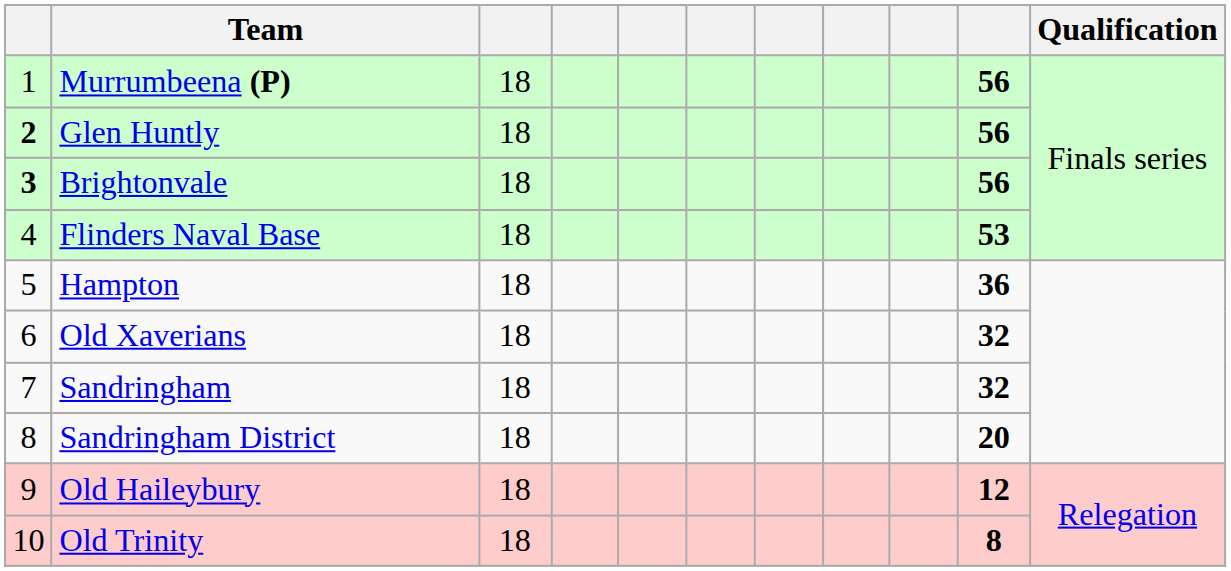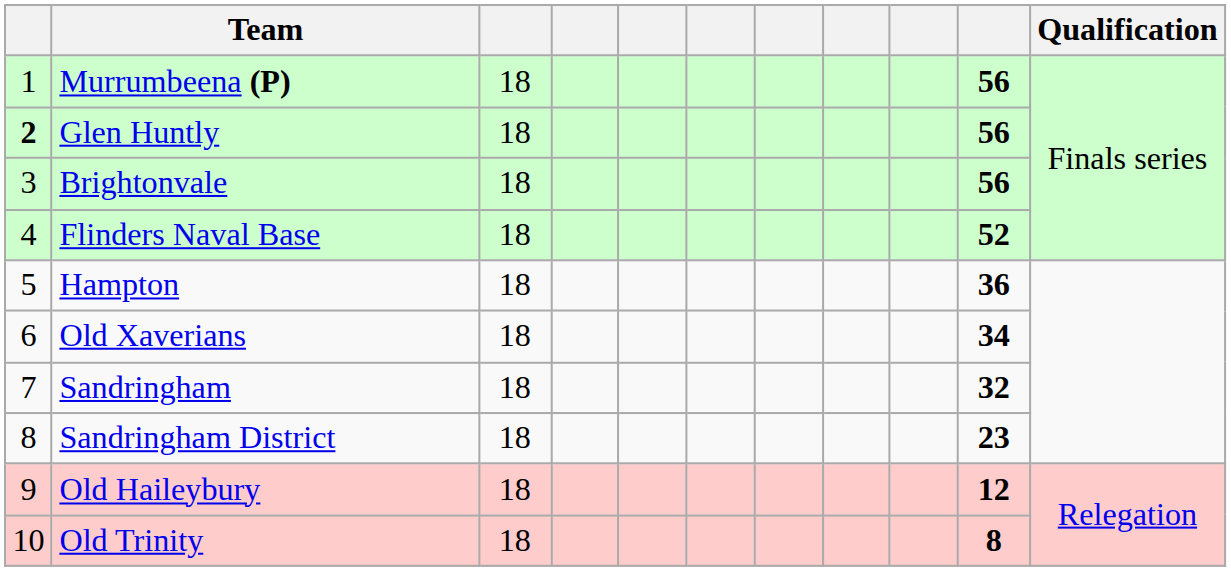(28, 183) bold -> (28, 183) normal
(994, 234) 53 -> (994, 234) 52
(994, 336) 32 -> (994, 336) 34
(994, 438) 20 -> (994, 438) 23
